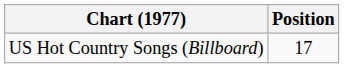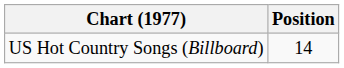(303, 47) 17 -> (303, 47) 14
